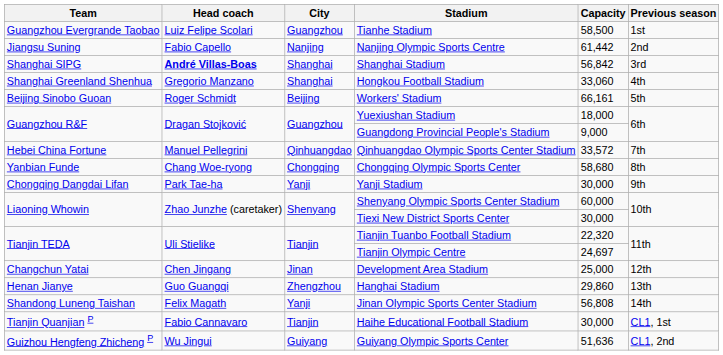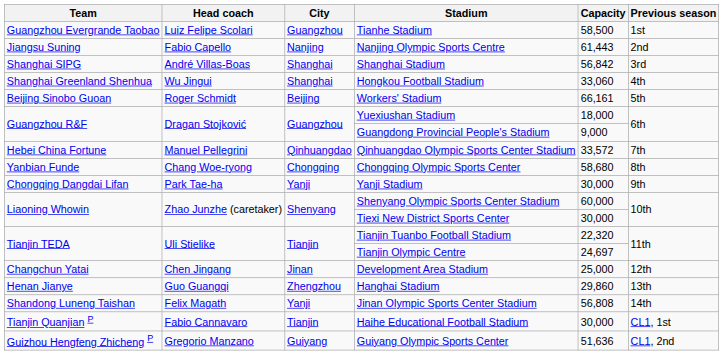(597, 47) 61,442 -> (597, 47) 61,443
(211, 64) bold -> (207, 64) normal
(209, 81) Gregorio Manzano -> (188, 81) Wu Jingui
(188, 341) Wu Jingui -> (209, 341) Gregorio Manzano
